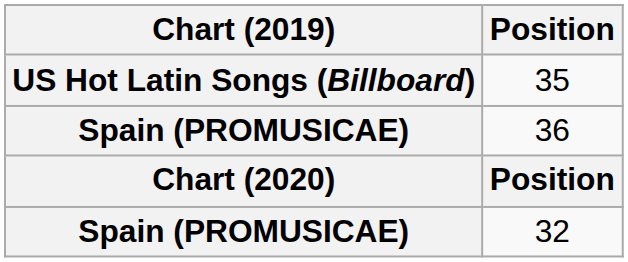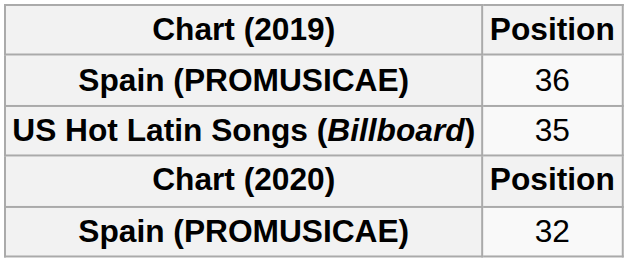rows swapped: (552, 130) <-> (552, 79)
